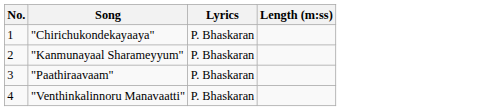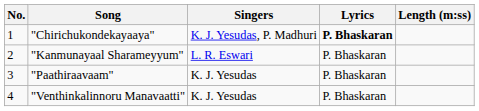+ column: (254, 14)
(222, 35) normal -> (358, 35) bold
